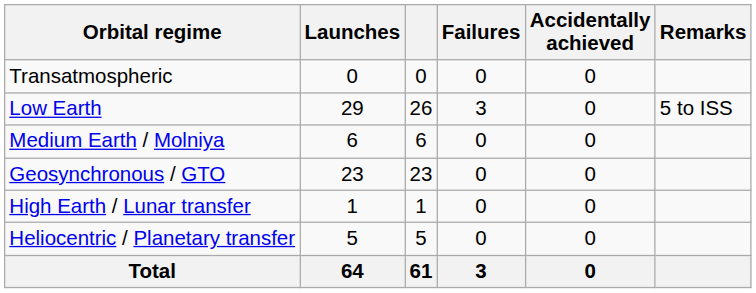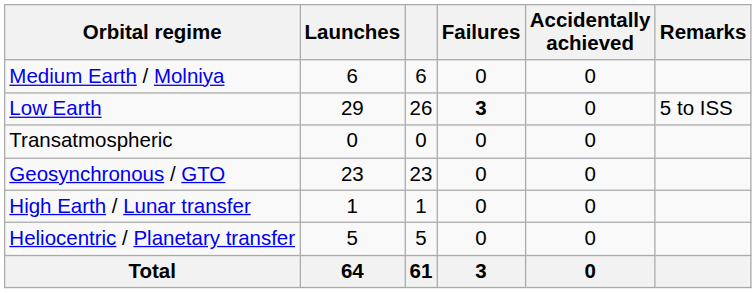rows swapped: (91, 76) <-> (117, 141)
(481, 108) normal -> (481, 108) bold
